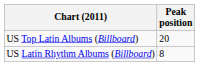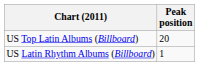(162, 54) 8 -> (162, 54) 1
